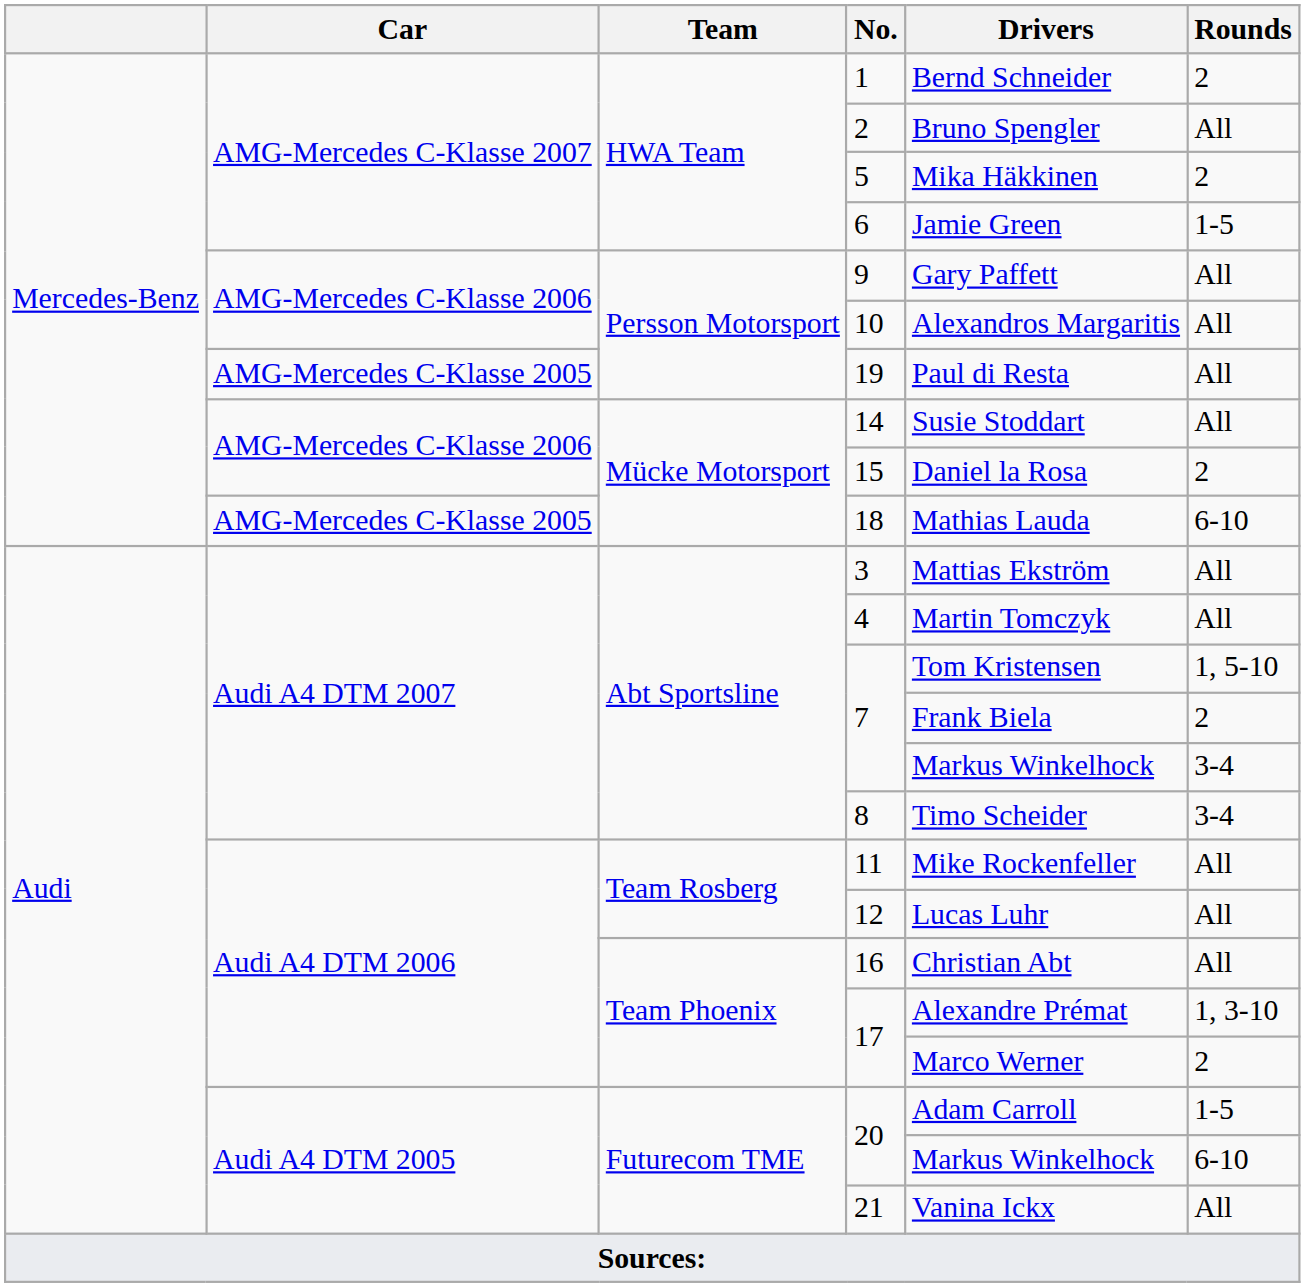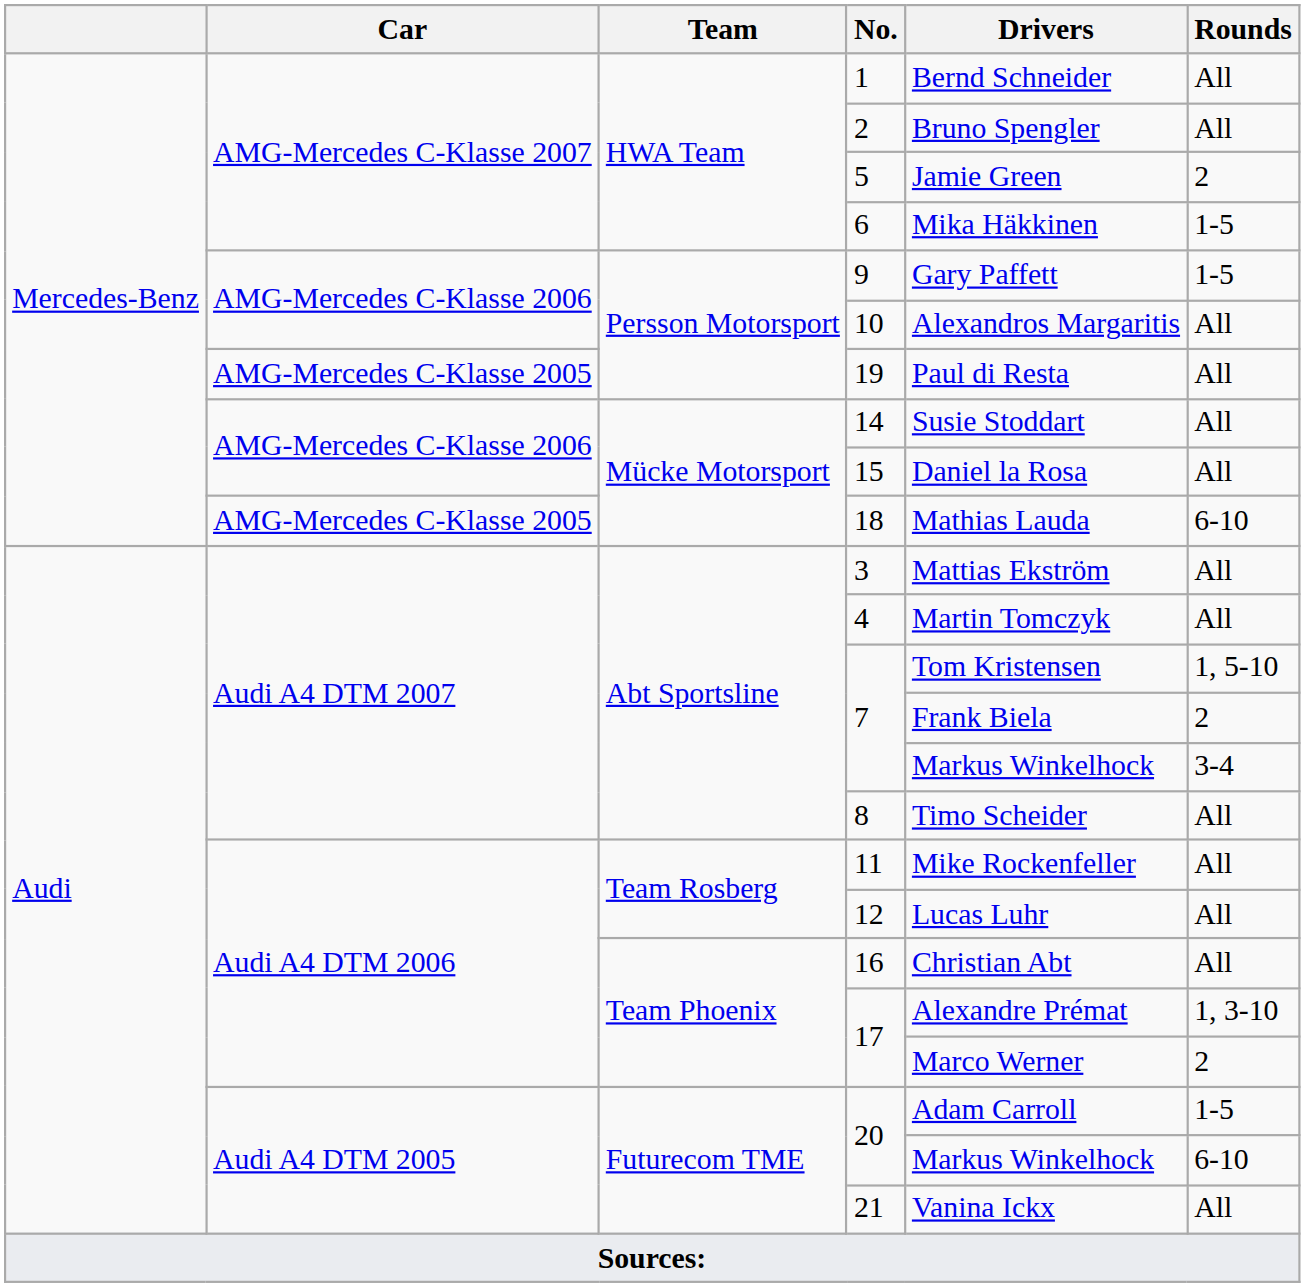(1202, 77) 2 -> (1213, 77) All
(1005, 176) Mika Häkkinen -> (987, 176) Jamie Green
(987, 225) Jamie Green -> (1005, 225) Mika Häkkinen
(1213, 274) All -> (1214, 274) 1-5
(1202, 470) 2 -> (1213, 470) All
(1214, 814) 3-4 -> (1213, 814) All
